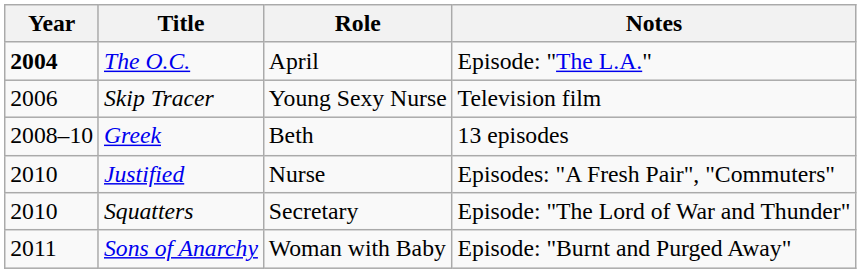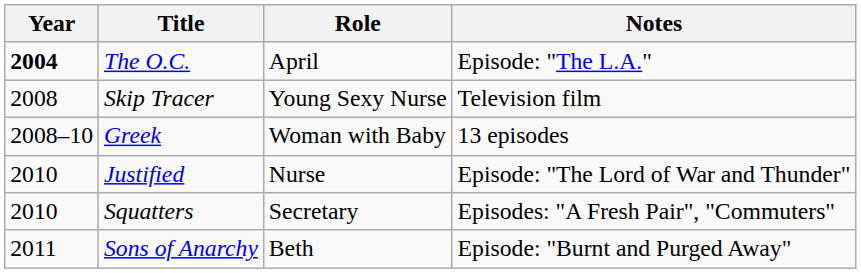(34, 98) 2006 -> (34, 98) 2008
(291, 135) Beth -> (357, 135) Woman with Baby
(646, 173) Episodes: "A Fresh Pair", "Commuters" -> (654, 173) Episode: "The Lord of War and Thunder"
(654, 211) Episode: "The Lord of War and Thunder" -> (646, 211) Episodes: "A Fresh Pair", "Commuters"
(357, 248) Woman with Baby -> (291, 248) Beth
